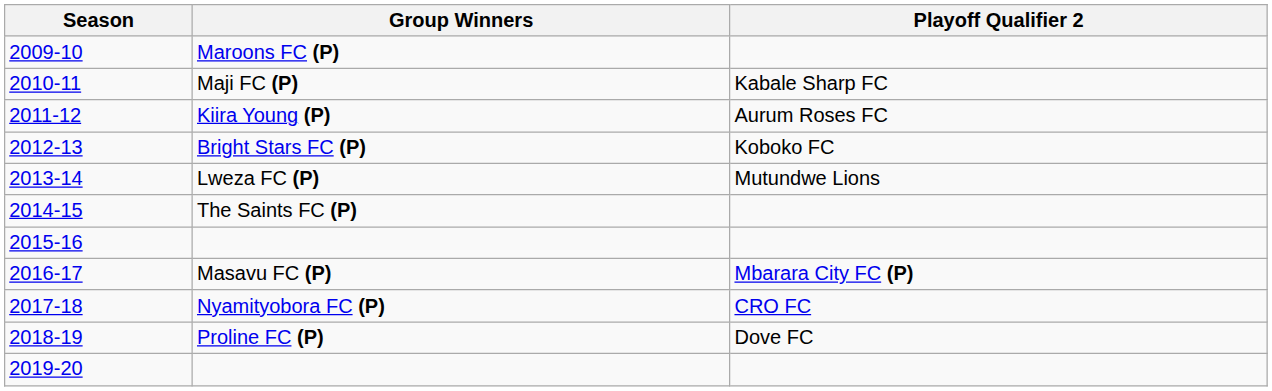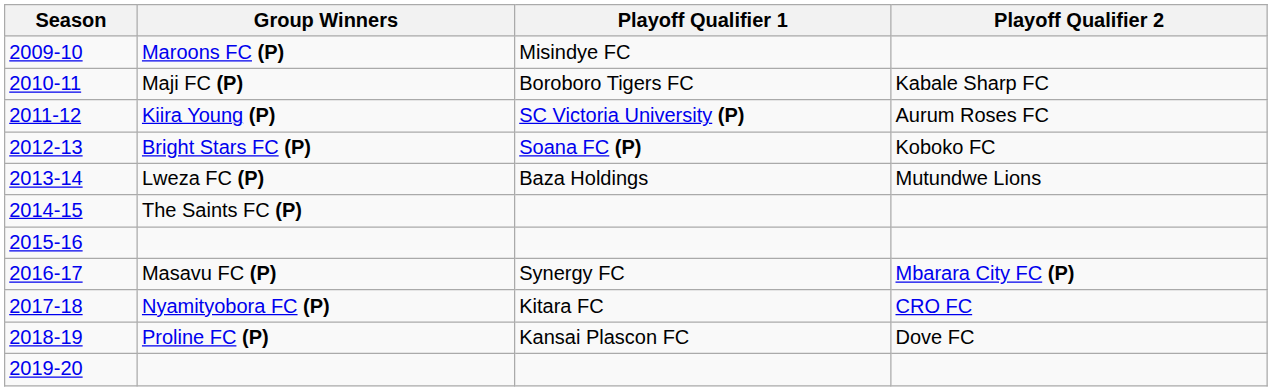+ column: (703, 20)
